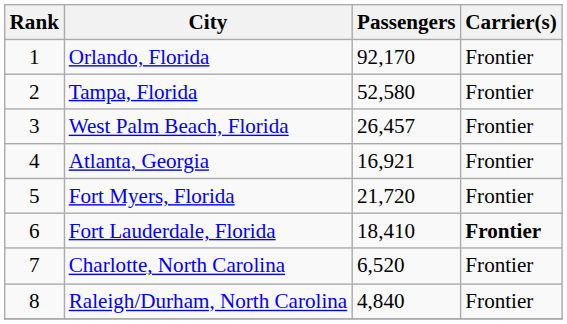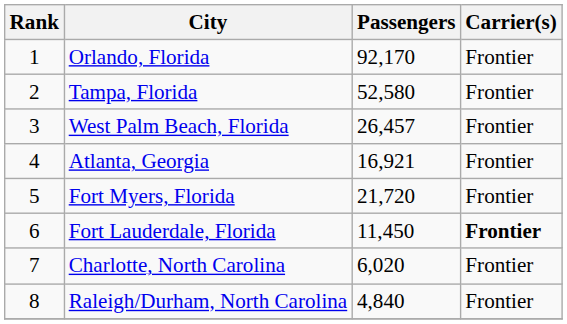(386, 231) 18,410 -> (386, 231) 11,450
(381, 265) 6,520 -> (381, 265) 6,020
